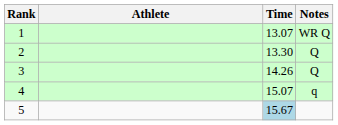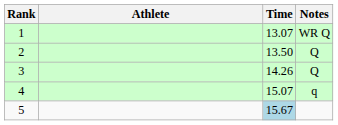(279, 52) 13.30 -> (279, 52) 13.50
